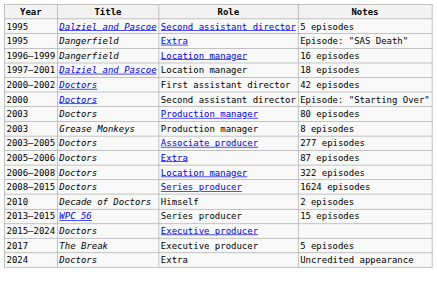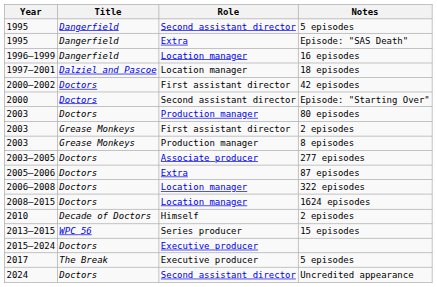(108, 26) Dalziel and Pascoe -> (89, 26) Dangerfield
+ row: (17, 129)
(201, 187) Series producer -> (204, 202) Location manager
(174, 260) Extra -> (228, 275) Second assistant director
